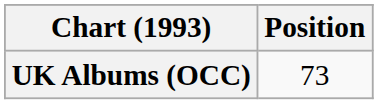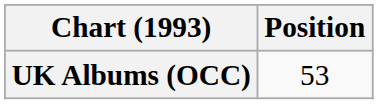(315, 74) 73 -> (315, 74) 53
